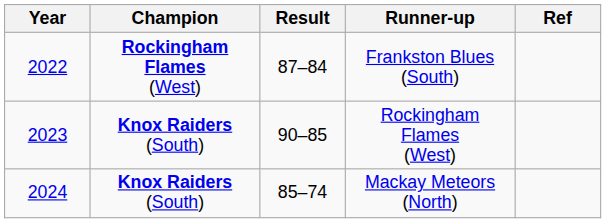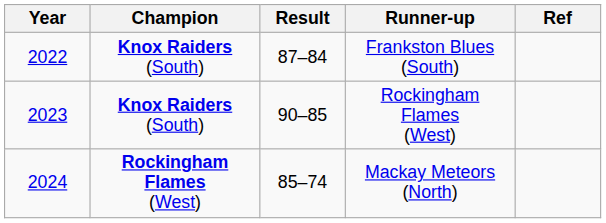(175, 66) Rockingham Flames (West) -> (175, 56) Knox Raiders (South)
(175, 192) Knox Raiders (South) -> (175, 183) Rockingham Flames (West)
